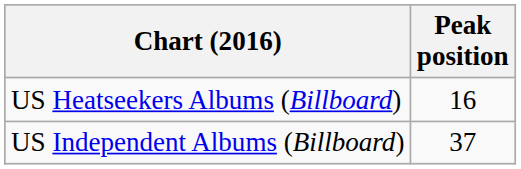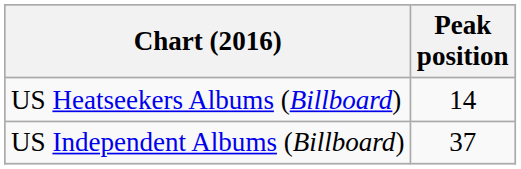(463, 99) 16 -> (463, 99) 14
